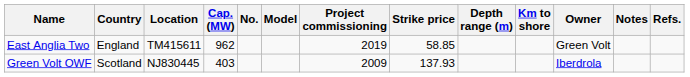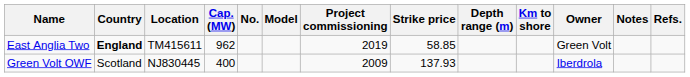(118, 44) normal -> (120, 44) bold
(225, 63) 403 -> (226, 63) 400
